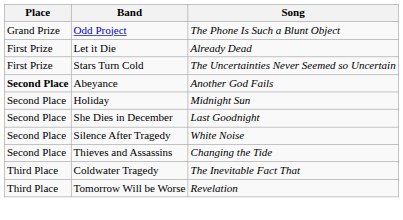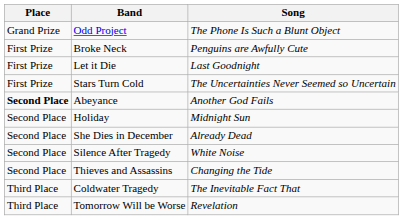+ row: (100, 48)
(221, 48) Already Dead -> (225, 65) Last Goodnight
(225, 118) Last Goodnight -> (221, 135) Already Dead
